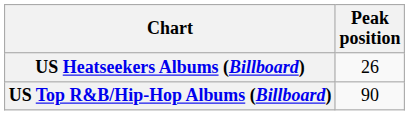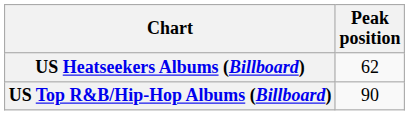(370, 67) 26 -> (370, 67) 62
